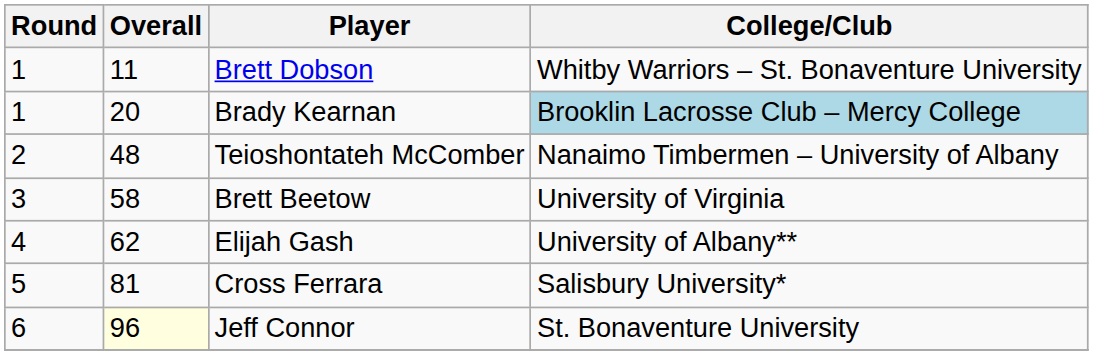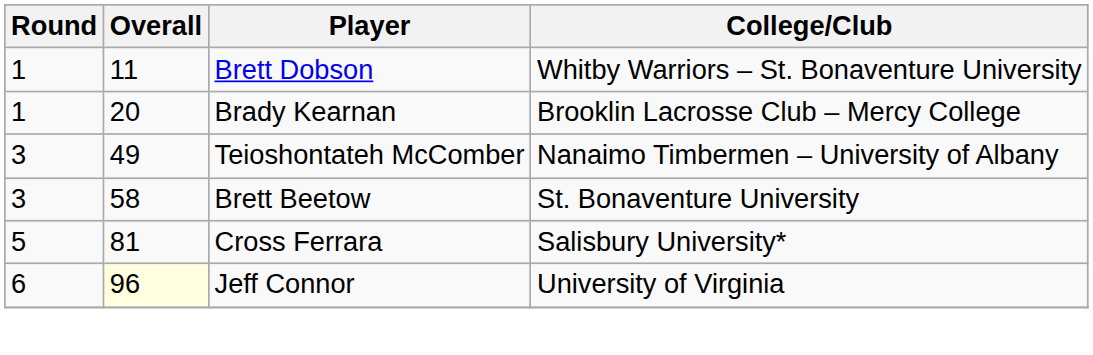(779, 112) lightblue background -> (779, 112) no background
(19, 155) 2 -> (19, 155) 3
(125, 155) 48 -> (125, 155) 49
(661, 198) University of Virginia -> (698, 198) St. Bonaventure University
- row: (284, 241)
(698, 328) St. Bonaventure University -> (661, 284) University of Virginia
